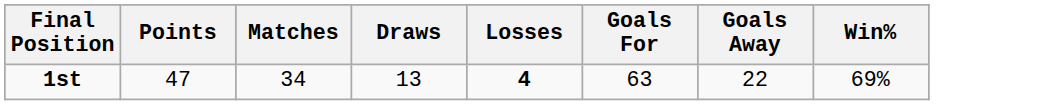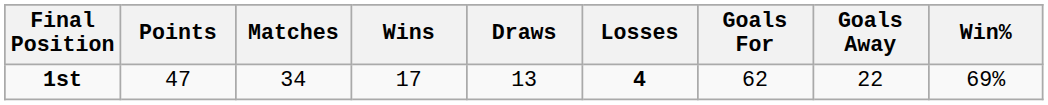+ column: (409, 35)
(640, 82) 63 -> (755, 82) 62
